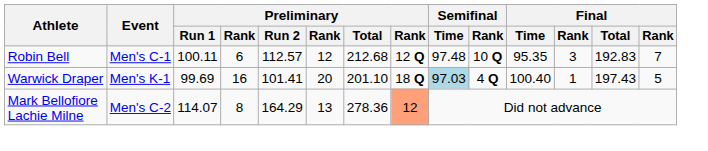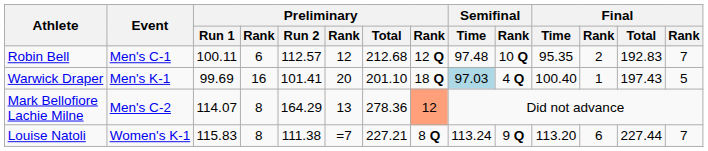(573, 57) 3 -> (599, 57) 2
+ row: (47, 136)
